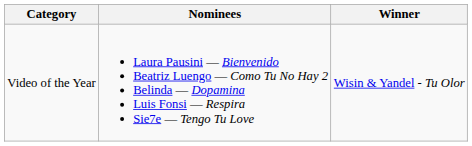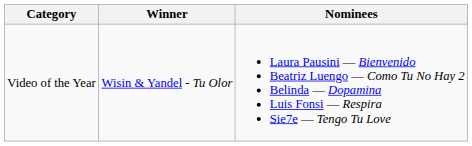columns swapped: (399, 14) <-> (215, 14)
